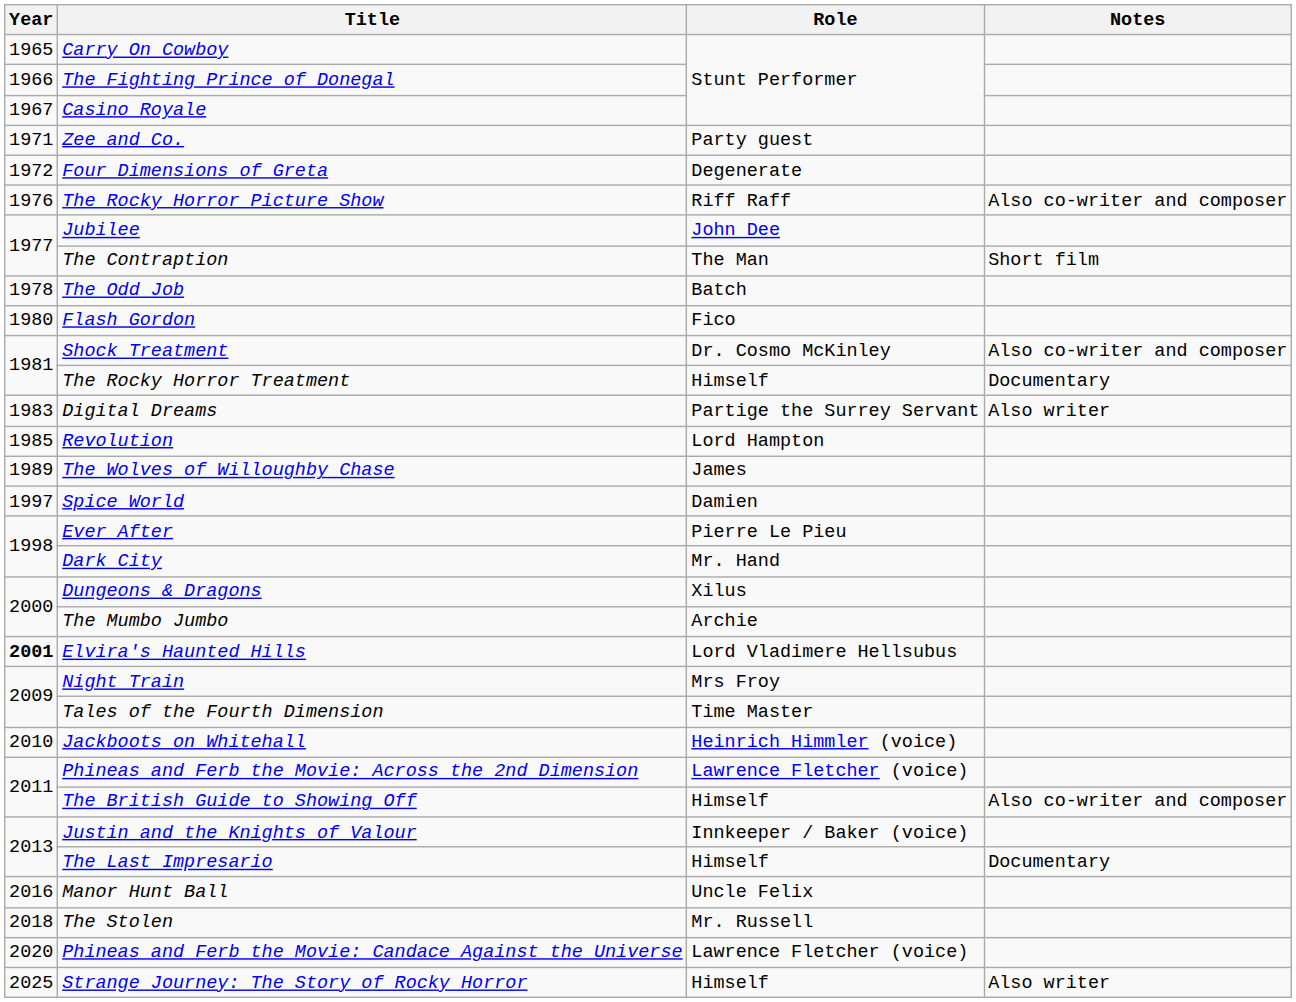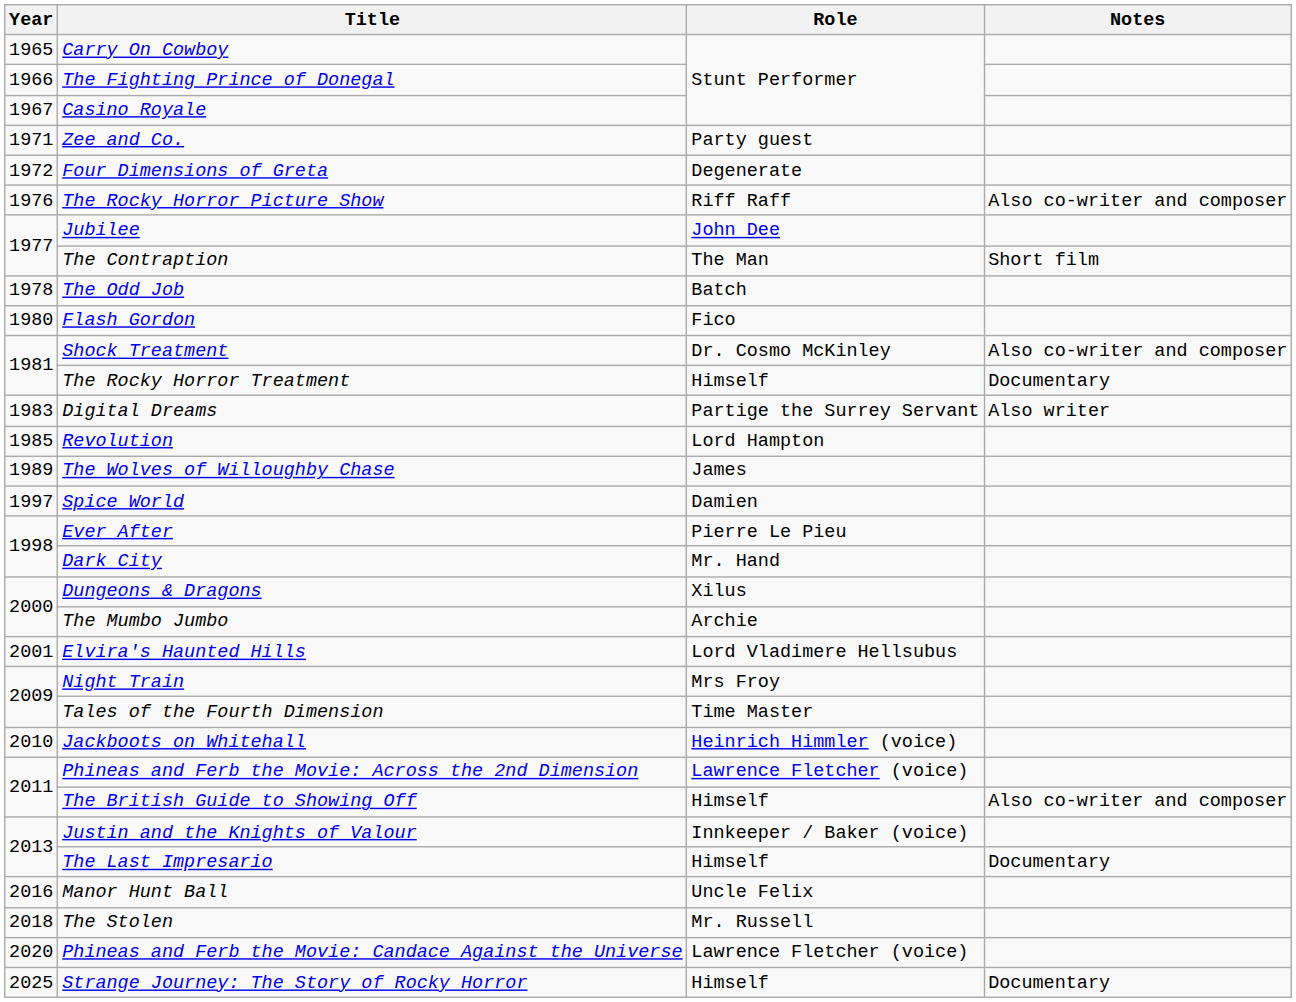(31, 652) bold -> (31, 652) normal
(1049, 983) Also writer -> (1049, 983) Documentary
